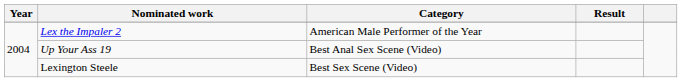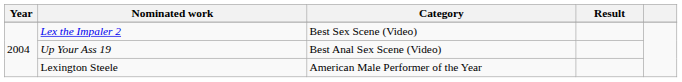(396, 31) American Male Performer of the Year -> (363, 31) Best Sex Scene (Video)
(363, 67) Best Sex Scene (Video) -> (396, 67) American Male Performer of the Year
